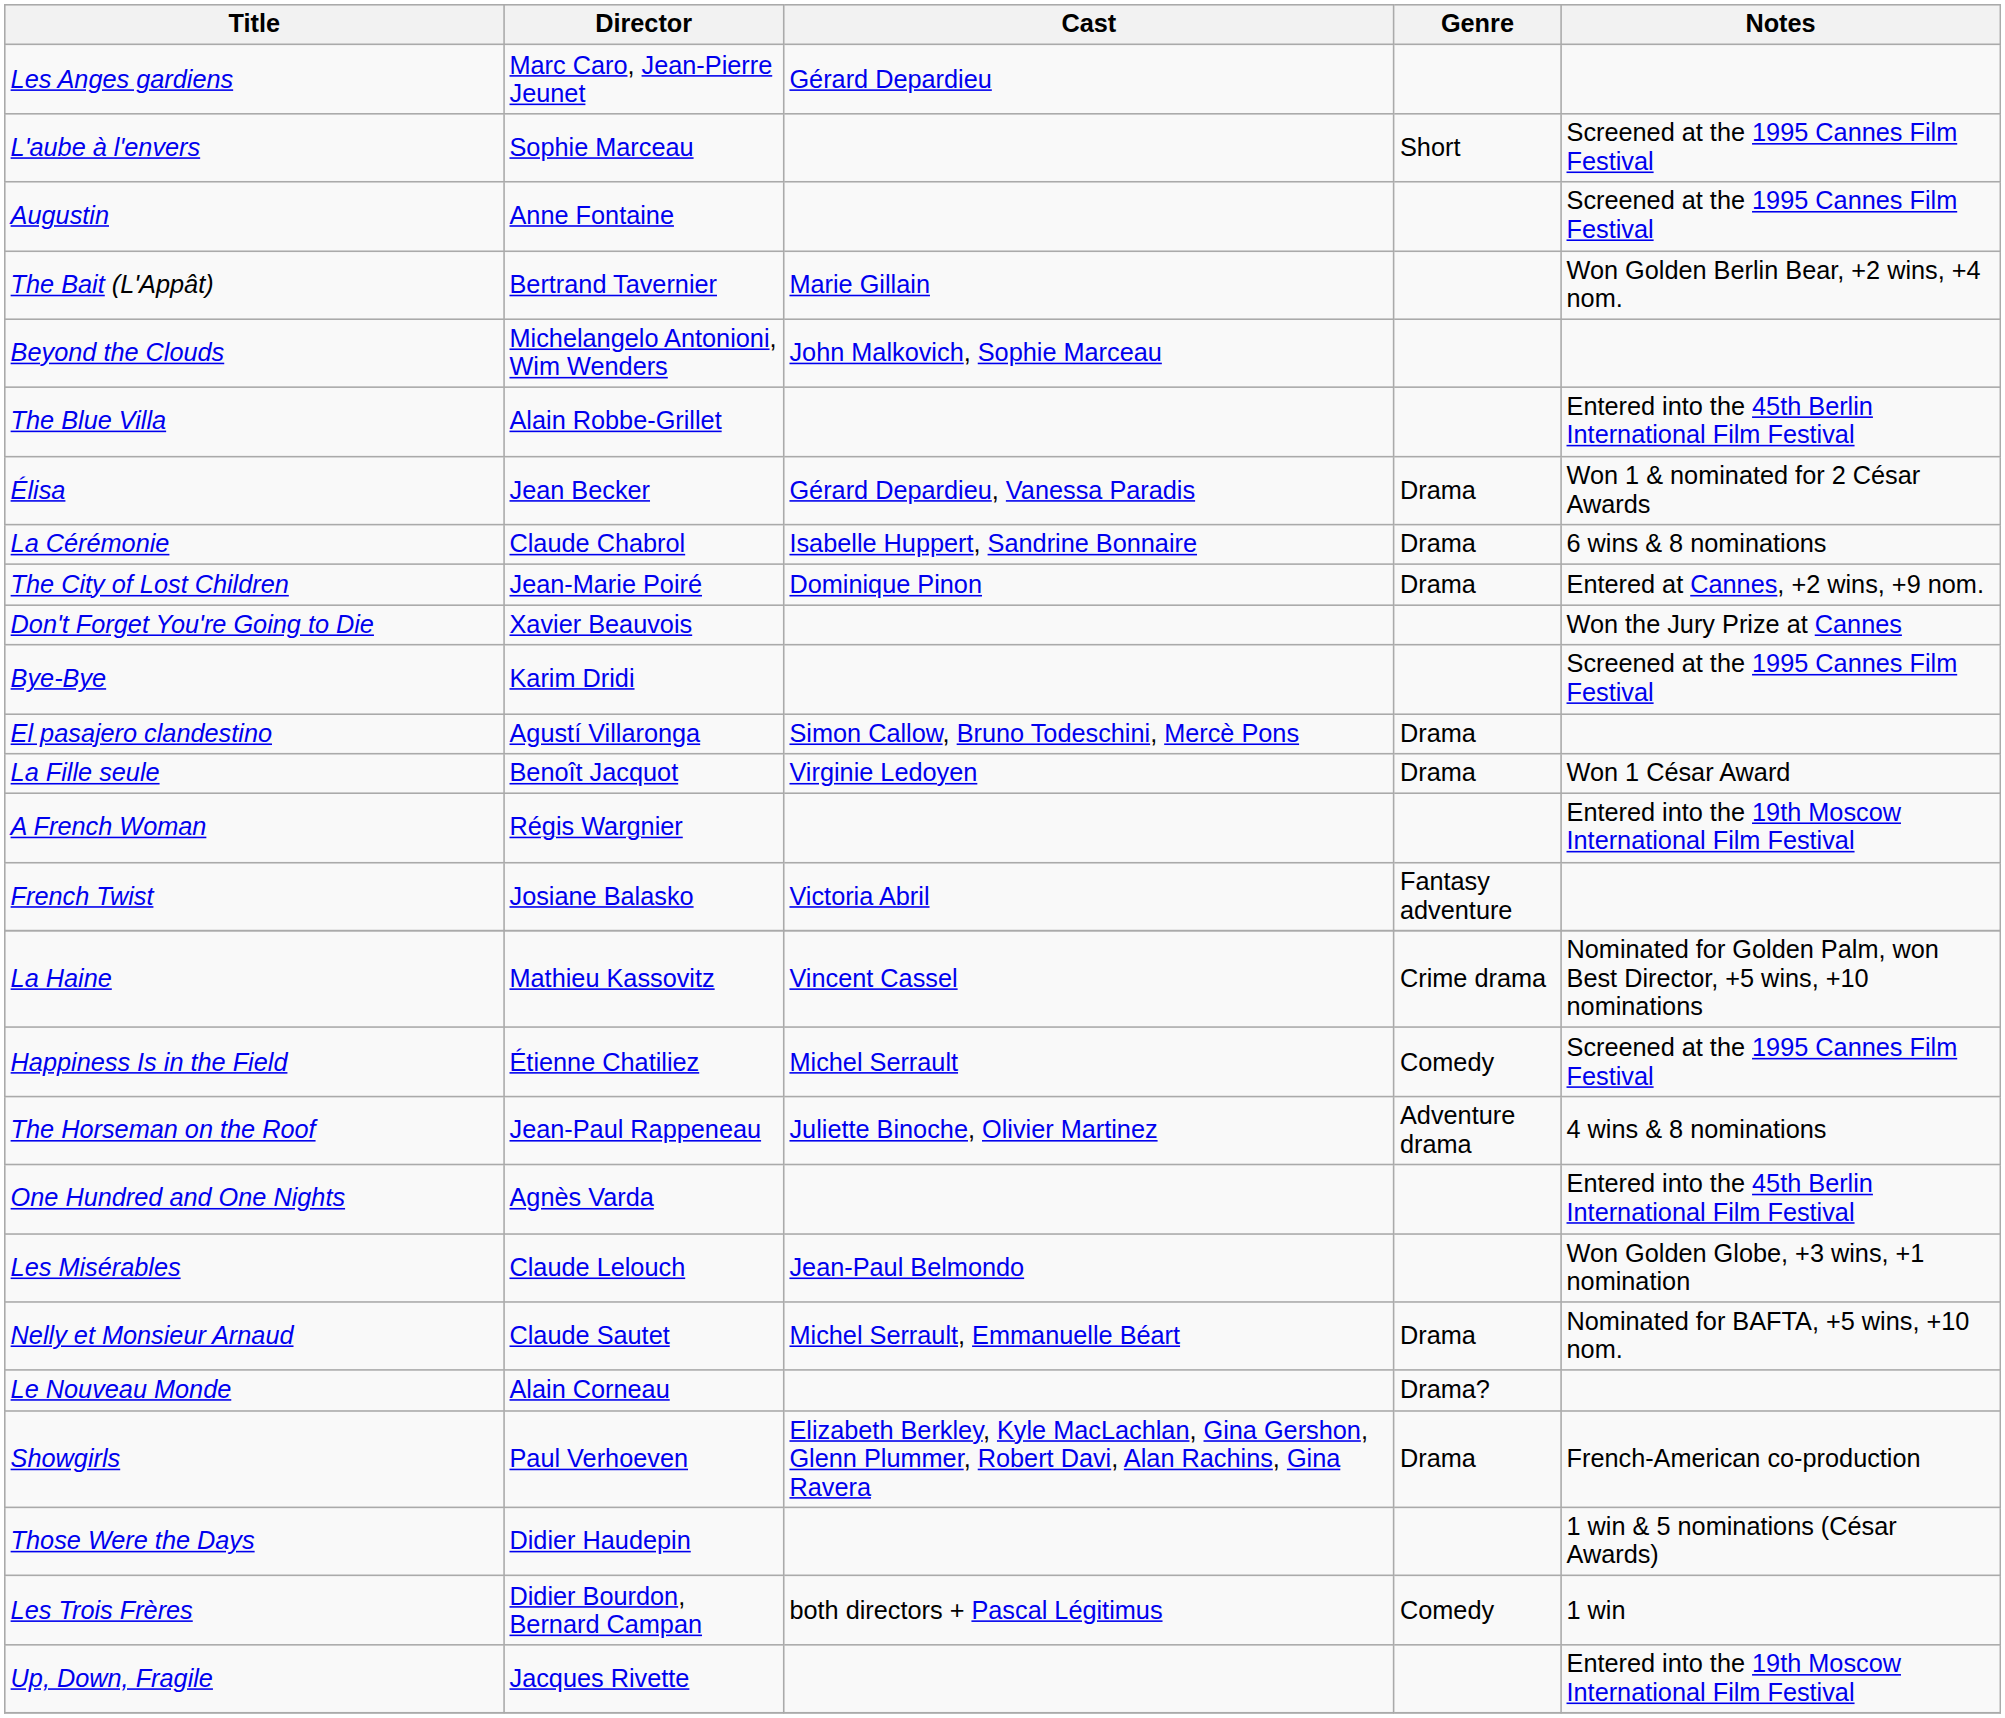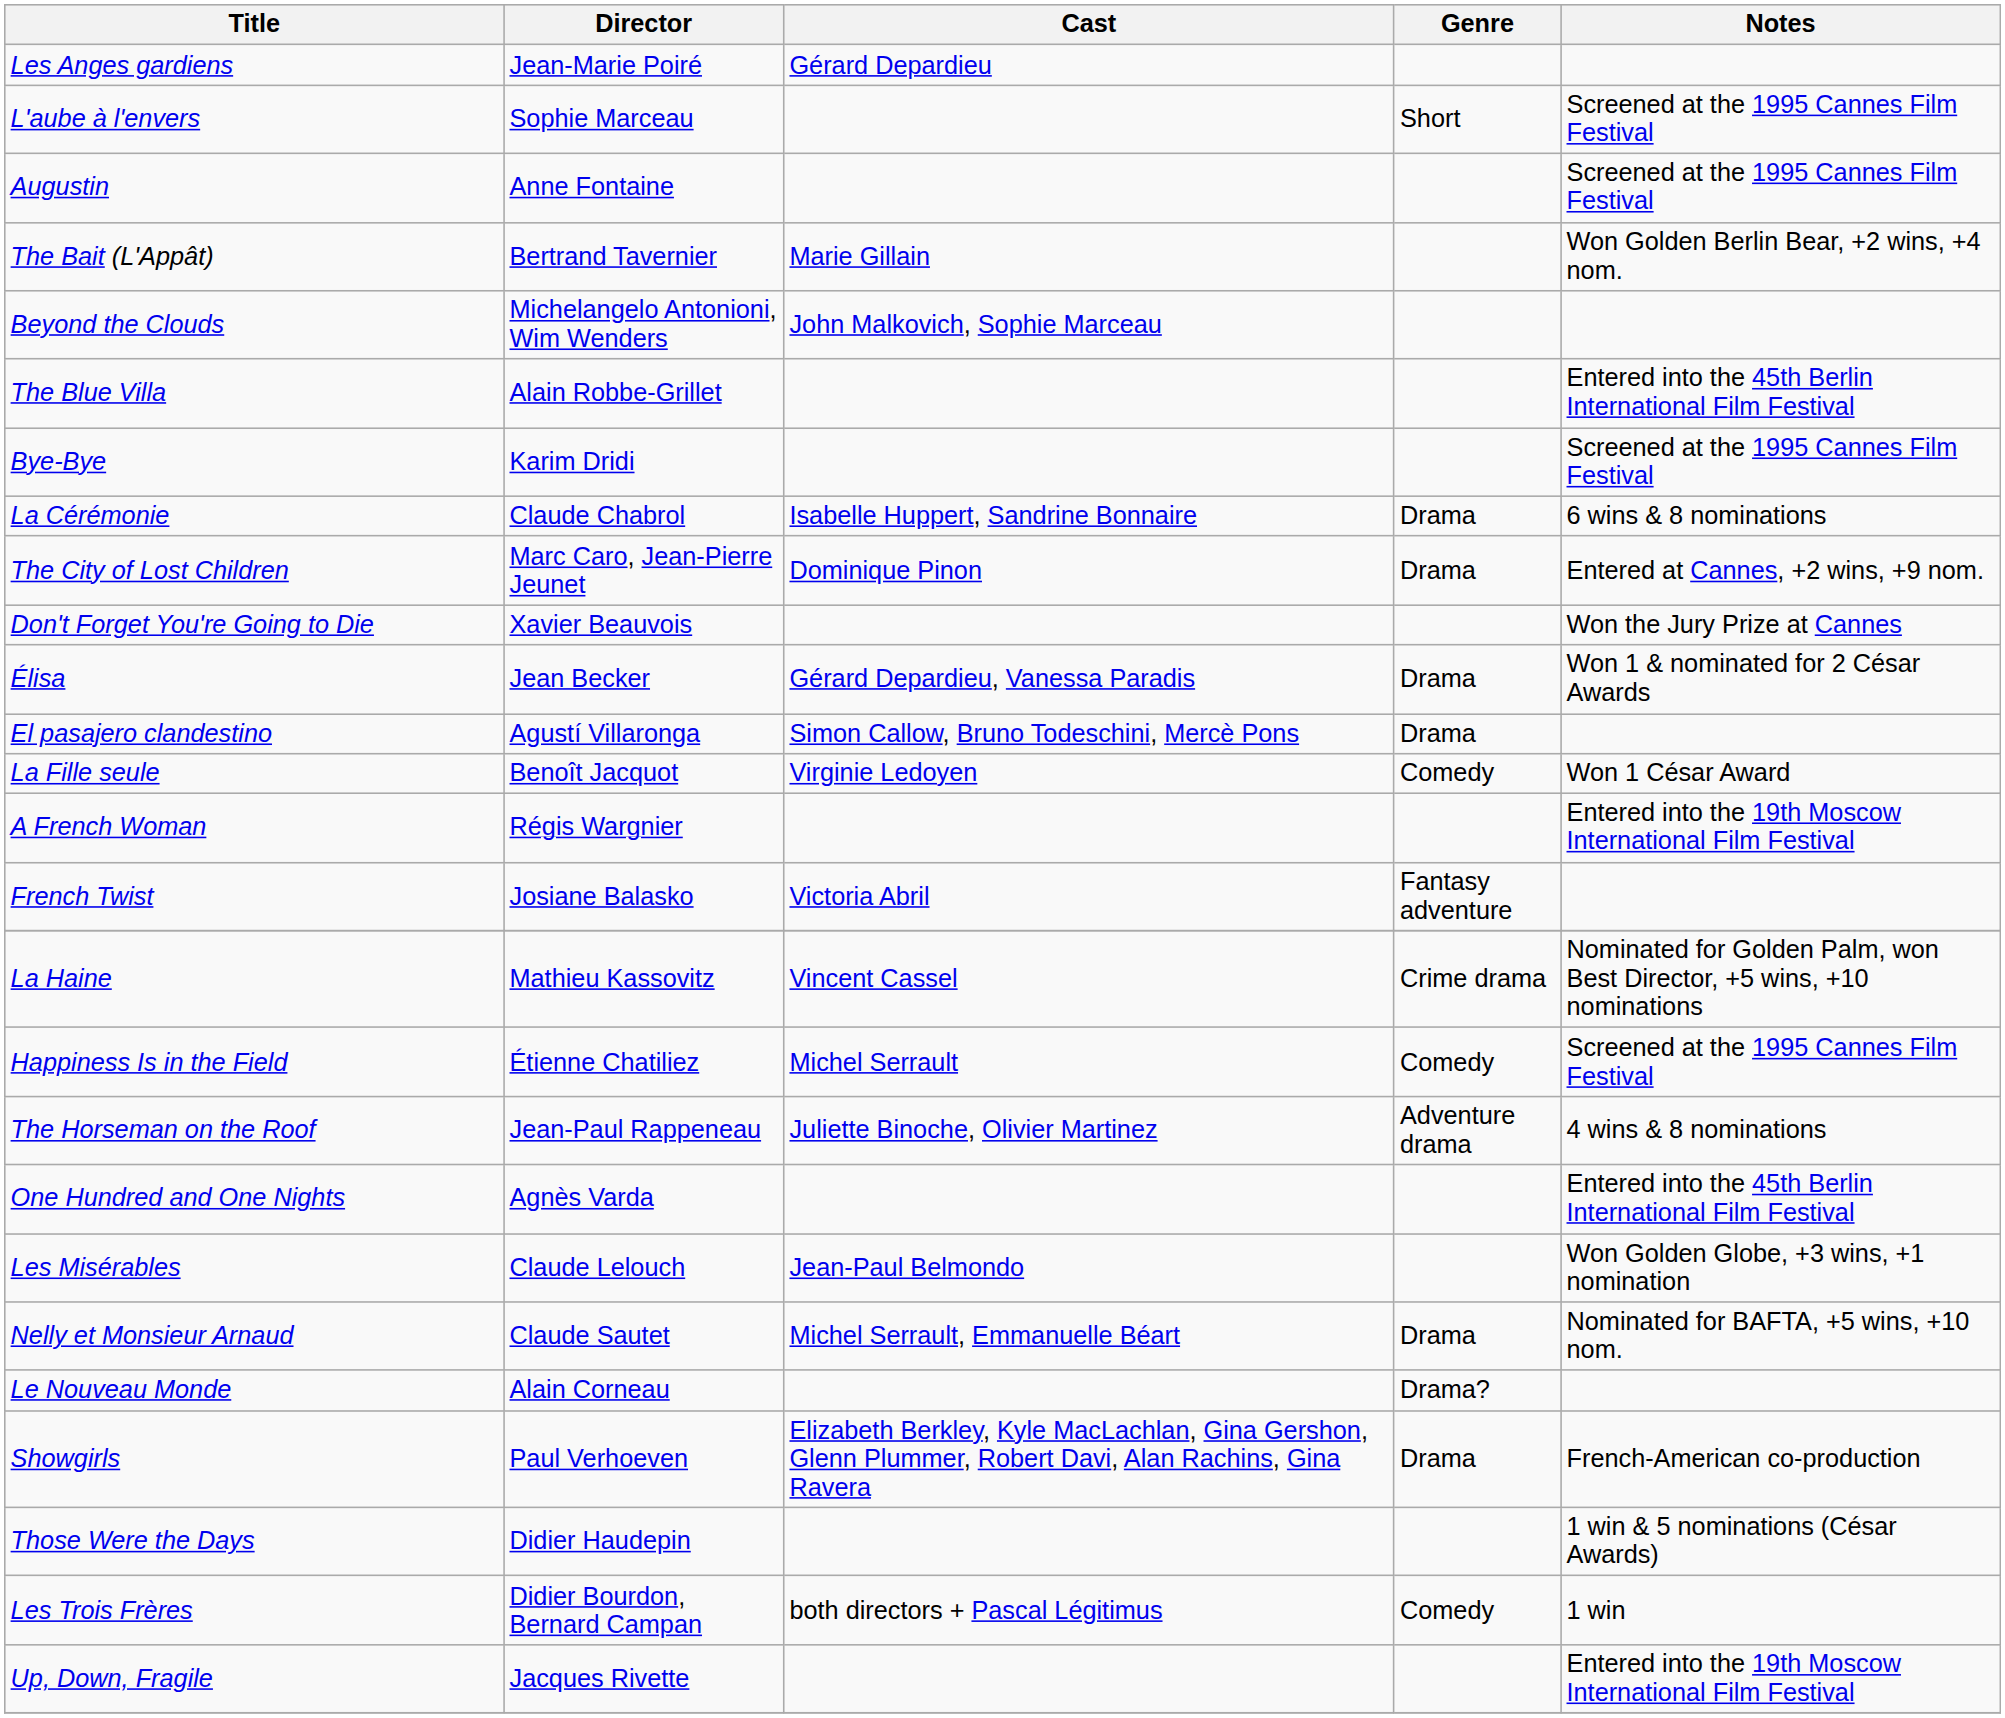(641, 78) Marc Caro, Jean-Pierre Jeunet -> (606, 64) Jean-Marie Poiré
rows swapped: (58, 678) <-> (38, 490)
(606, 584) Jean-Marie Poiré -> (641, 570) Marc Caro, Jean-Pierre Jeunet
(1438, 773) Drama -> (1447, 773) Comedy
